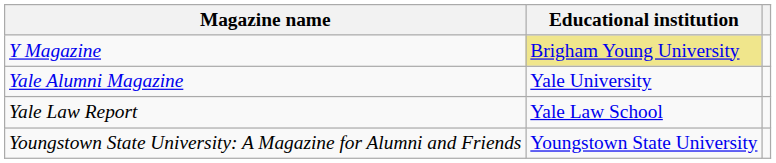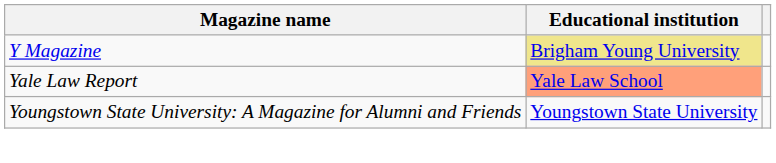- row: (96, 81)
(597, 111) no background -> (597, 81) lightsalmon background
